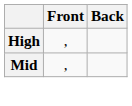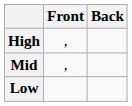+ row: (24, 88)
